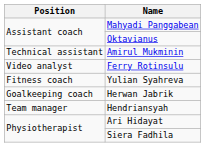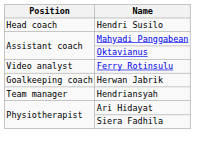+ row: (130, 25)
- row: (145, 53)
- row: (145, 80)
